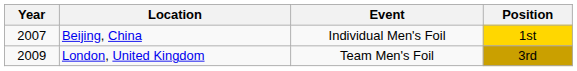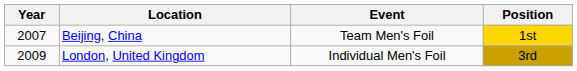(387, 36) Individual Men's Foil -> (387, 36) Team Men's Foil
(387, 56) Team Men's Foil -> (387, 56) Individual Men's Foil
